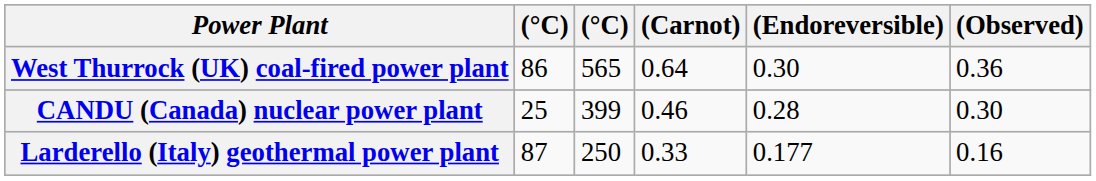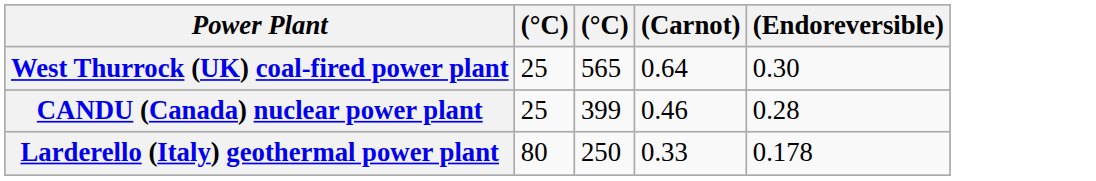- column: (1020, 25)
(534, 68) 86 -> (534, 68) 25
(534, 152) 87 -> (534, 152) 80
(783, 152) 0.177 -> (783, 152) 0.178
